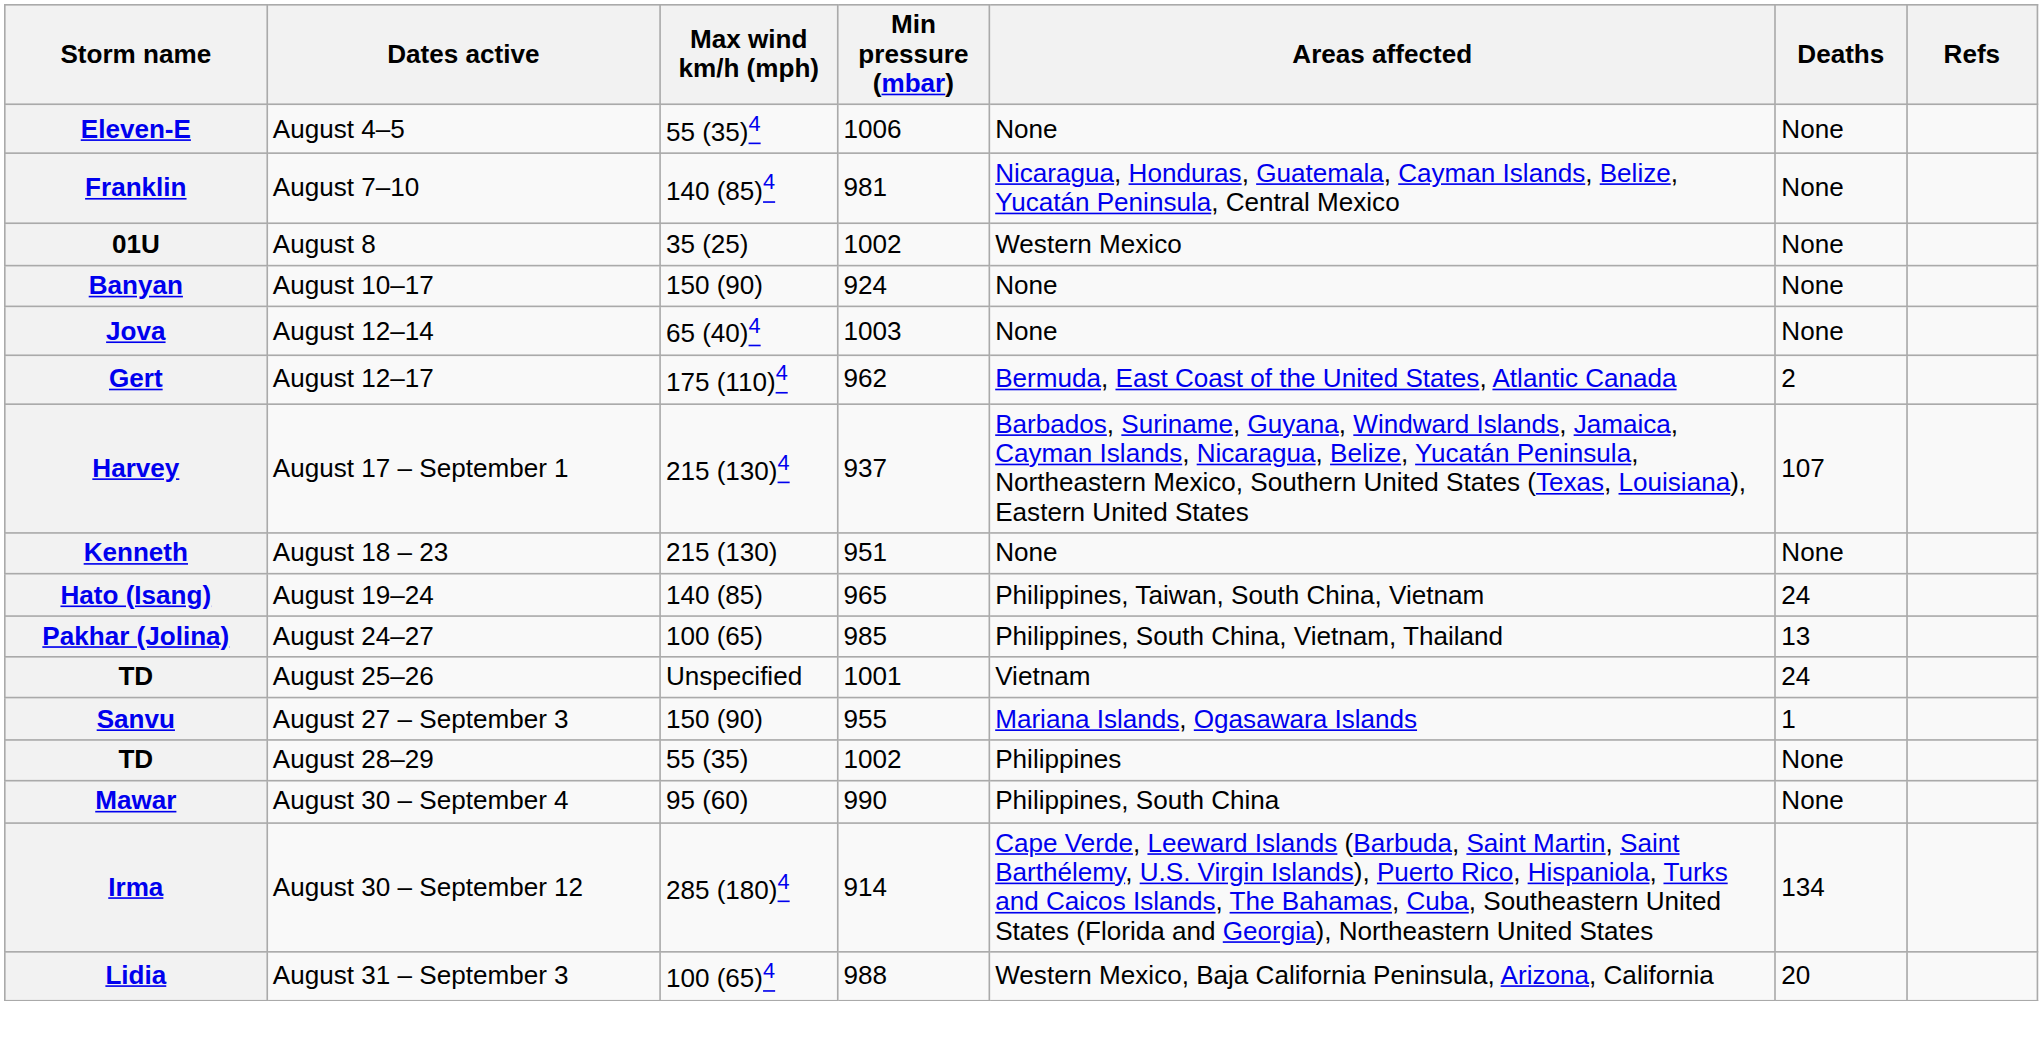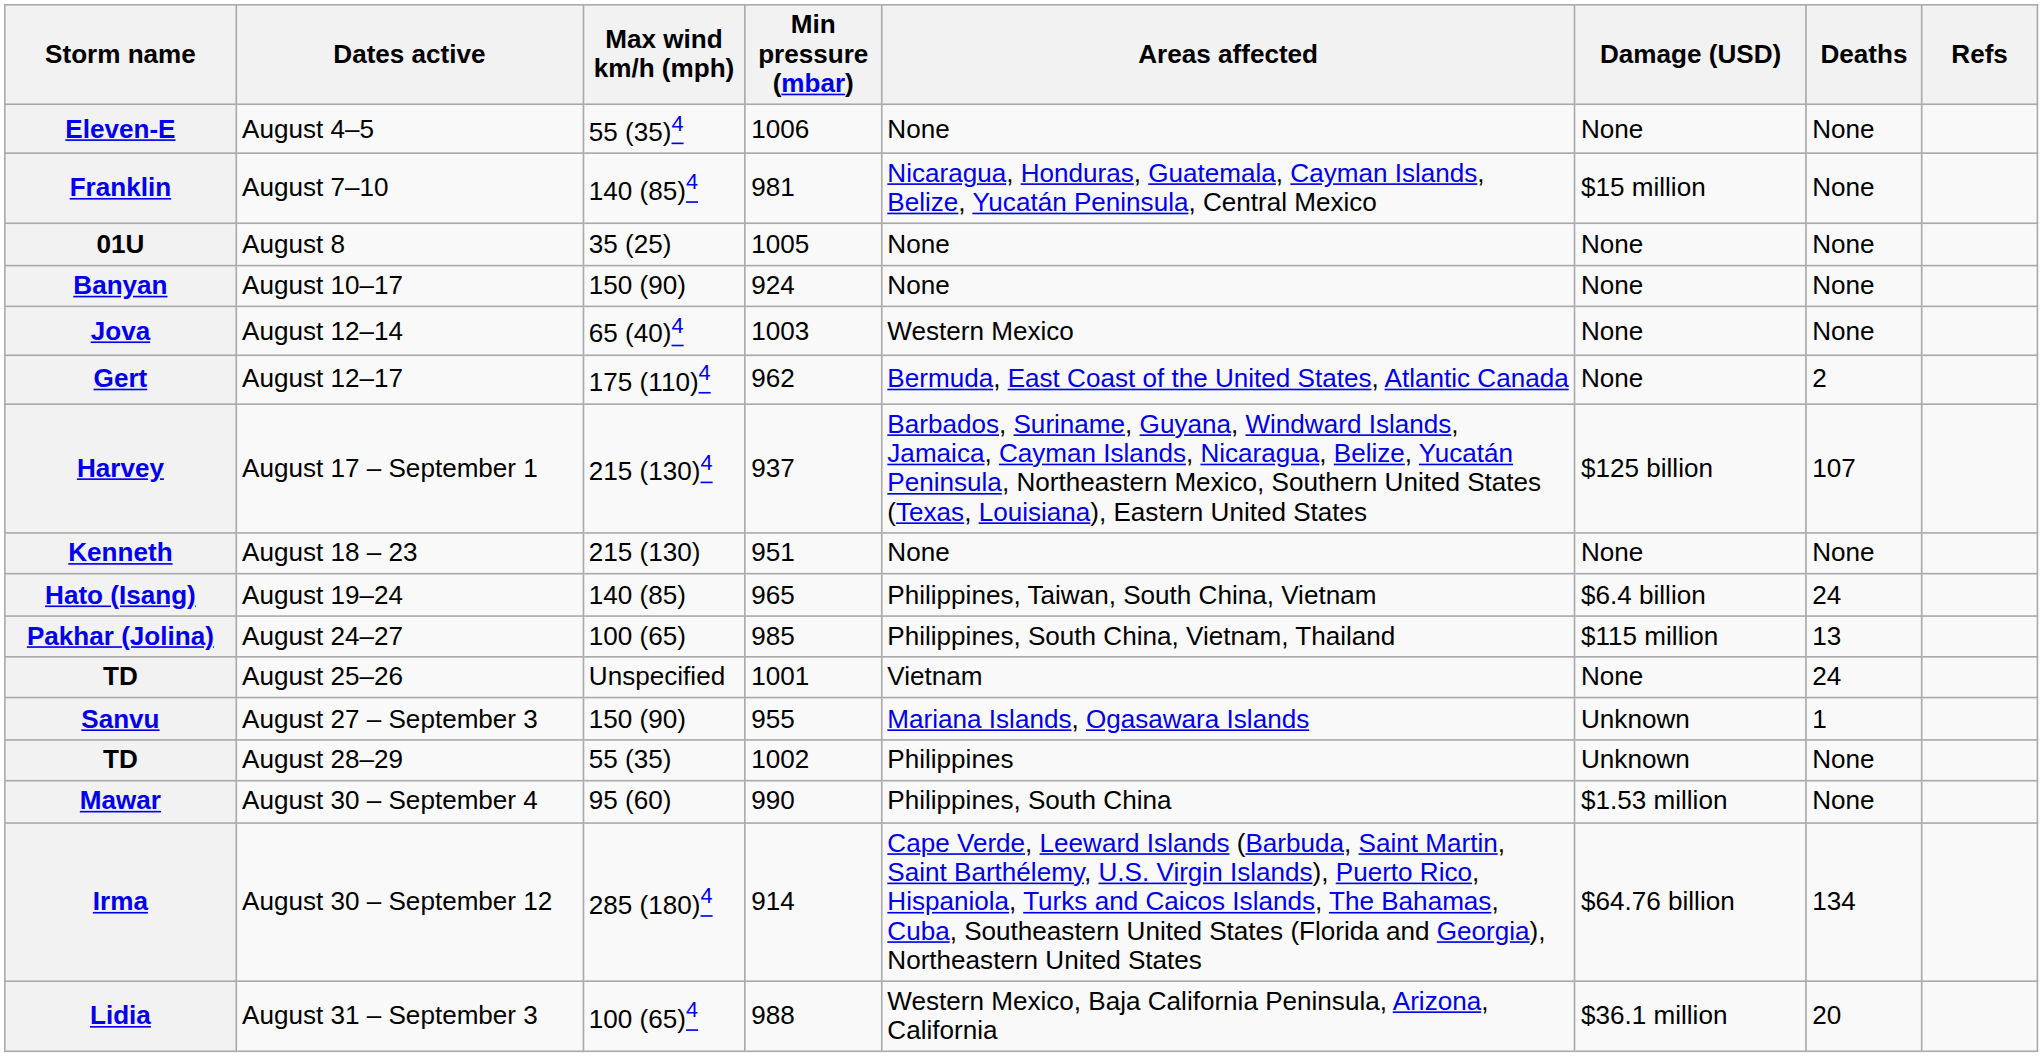+ column: (1691, 54)
(873, 244) 1002 -> (780, 244) 1005
(1088, 244) Western Mexico -> (919, 244) None
(1026, 330) None -> (981, 330) Western Mexico
